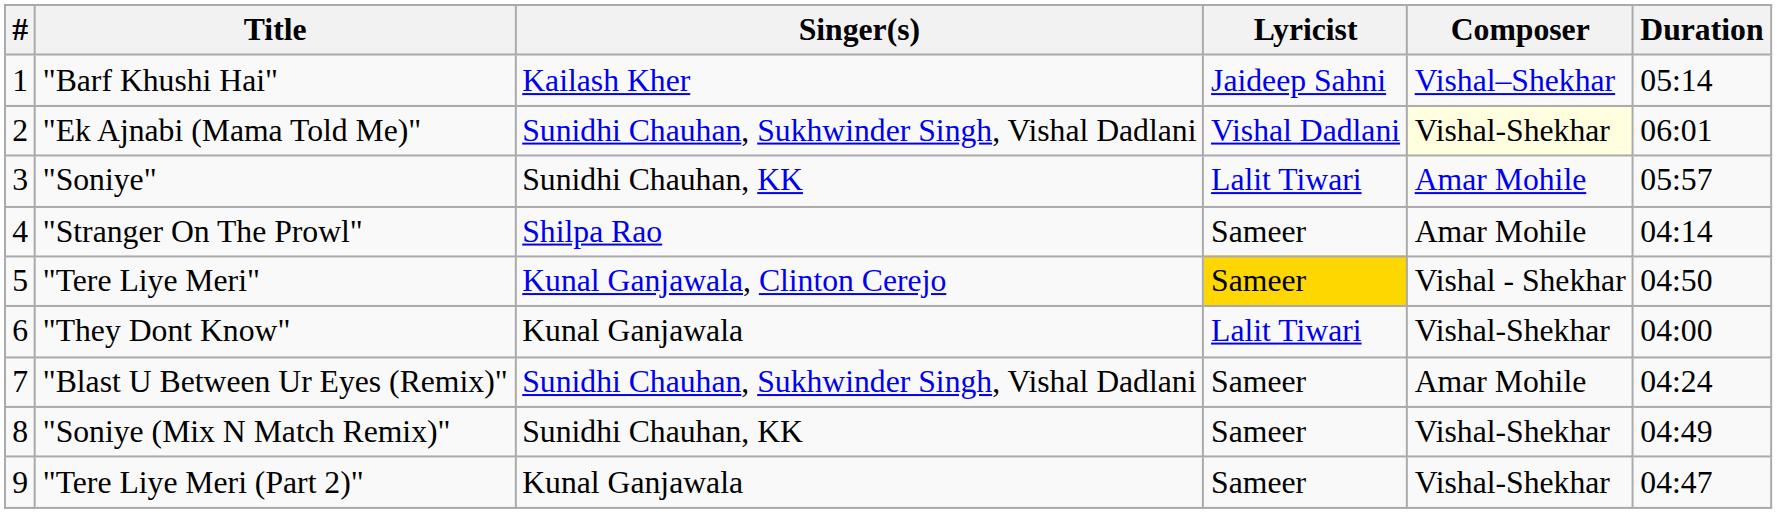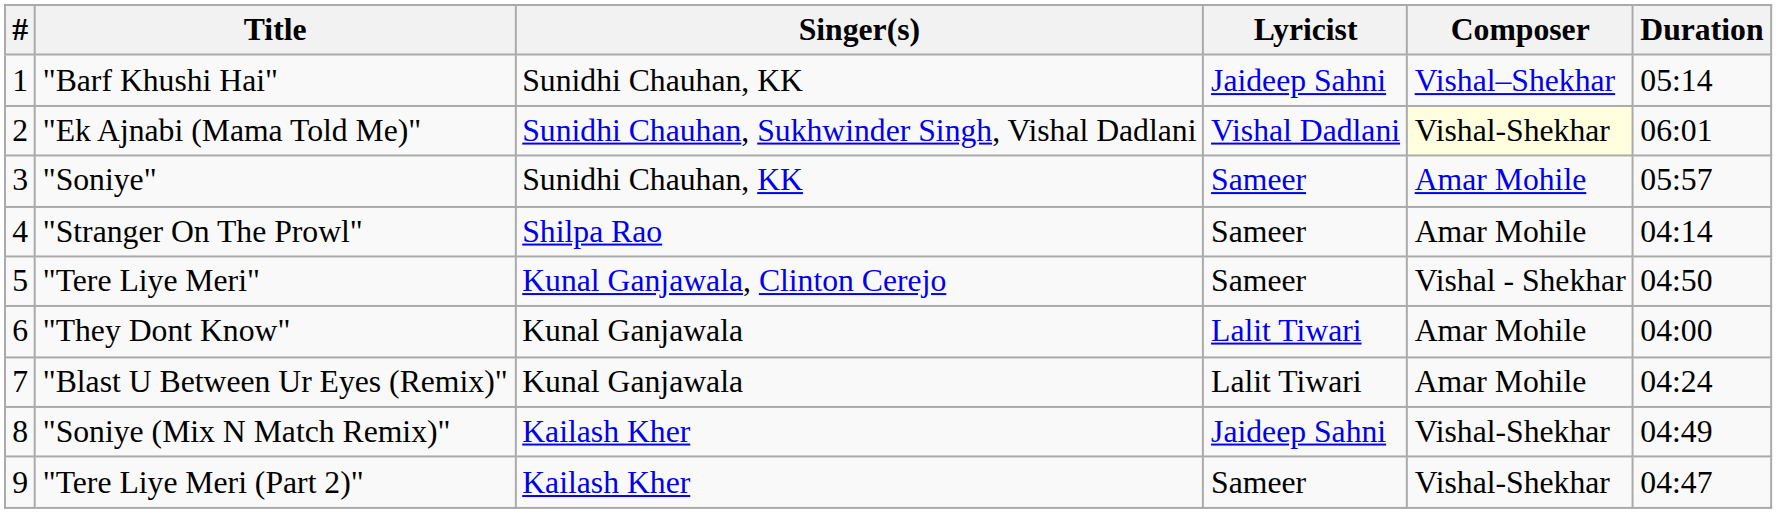(606, 79) Kailash Kher -> (663, 79) Sunidhi Chauhan, KK
(1286, 180) Lalit Tiwari -> (1259, 180) Sameer
(1259, 280) gold background -> (1259, 280) no background
(1512, 331) Vishal-Shekhar -> (1500, 331) Amar Mohile
(859, 381) Sunidhi Chauhan, Sukhwinder Singh, Vishal Dadlani -> (633, 381) Kunal Ganjawala
(1259, 381) Sameer -> (1286, 381) Lalit Tiwari
(663, 431) Sunidhi Chauhan, KK -> (606, 431) Kailash Kher
(1259, 431) Sameer -> (1299, 431) Jaideep Sahni
(633, 481) Kunal Ganjawala -> (606, 481) Kailash Kher
